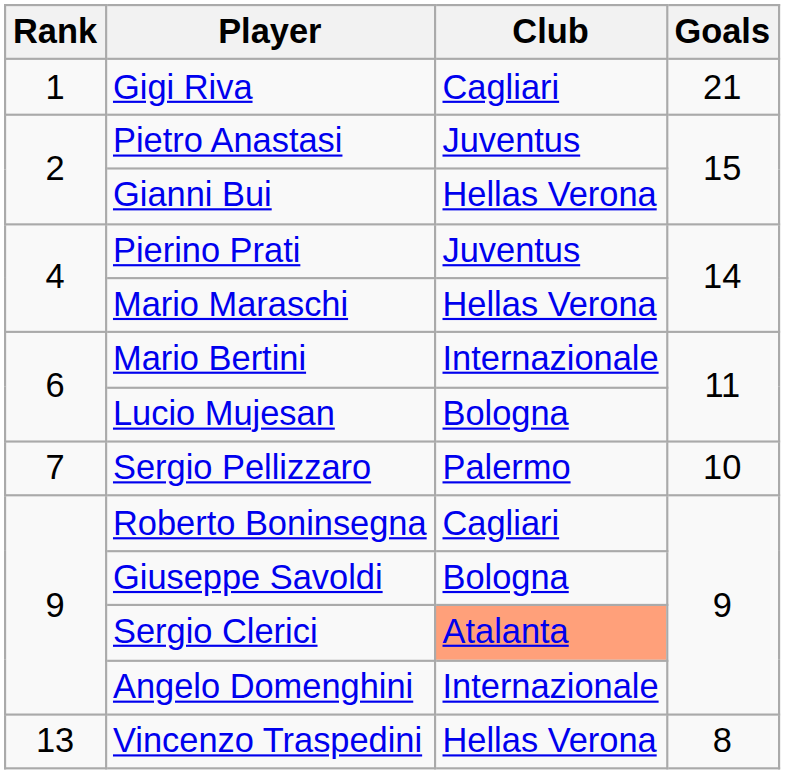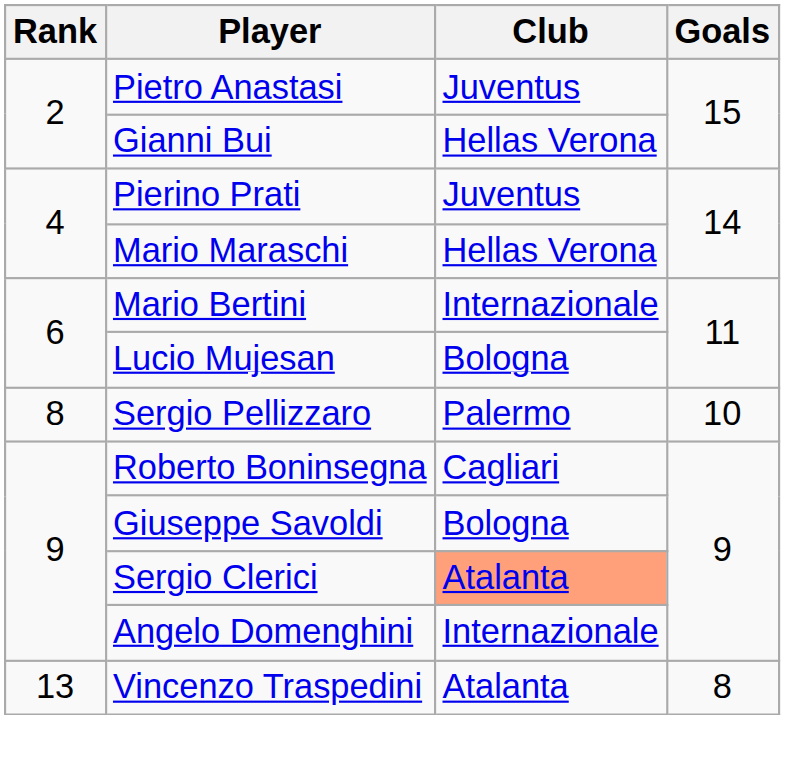- row: (183, 86)
(55, 468) 7 -> (55, 413) 8
(550, 741) Hellas Verona -> (506, 686) Atalanta
